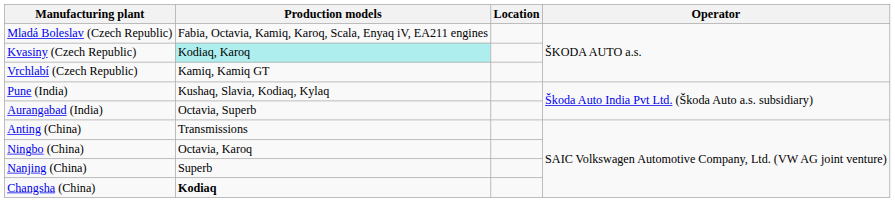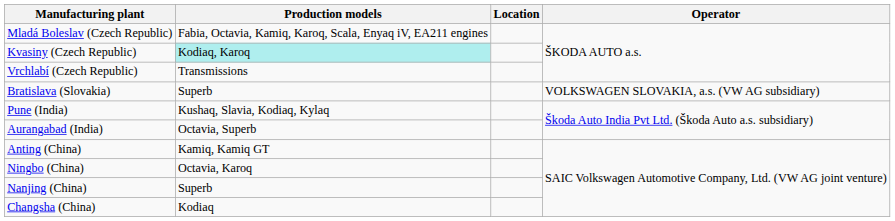(224, 71) Kamiq, Kamiq GT -> (213, 71) Transmissions
+ row: (59, 91)
(213, 129) Transmissions -> (224, 149) Kamiq, Kamiq GT
(197, 187) bold -> (196, 206) normal
